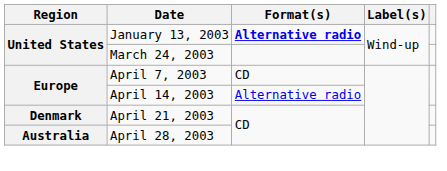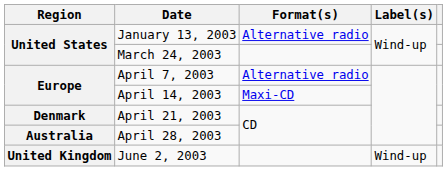(298, 35) bold -> (305, 35) normal
(242, 75) CD -> (305, 75) Alternative radio
(298, 95) Alternative radio -> (268, 95) Maxi-CD
+ row: (162, 155)
